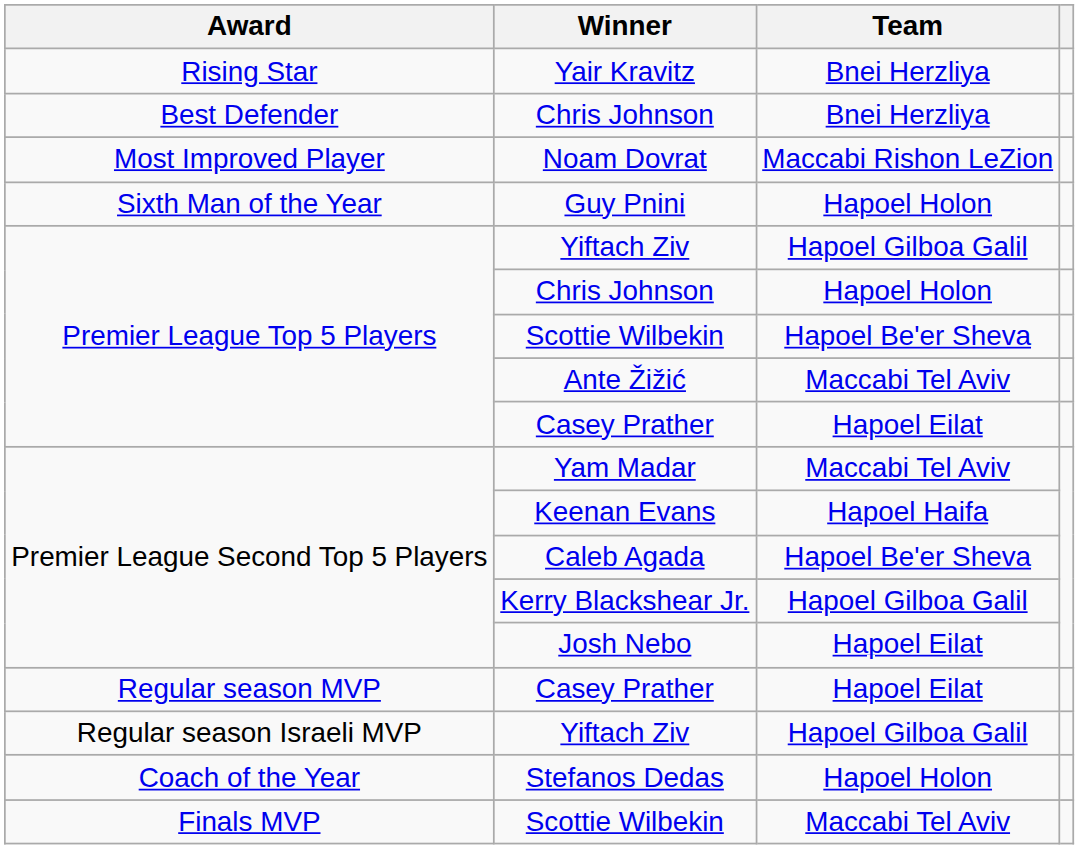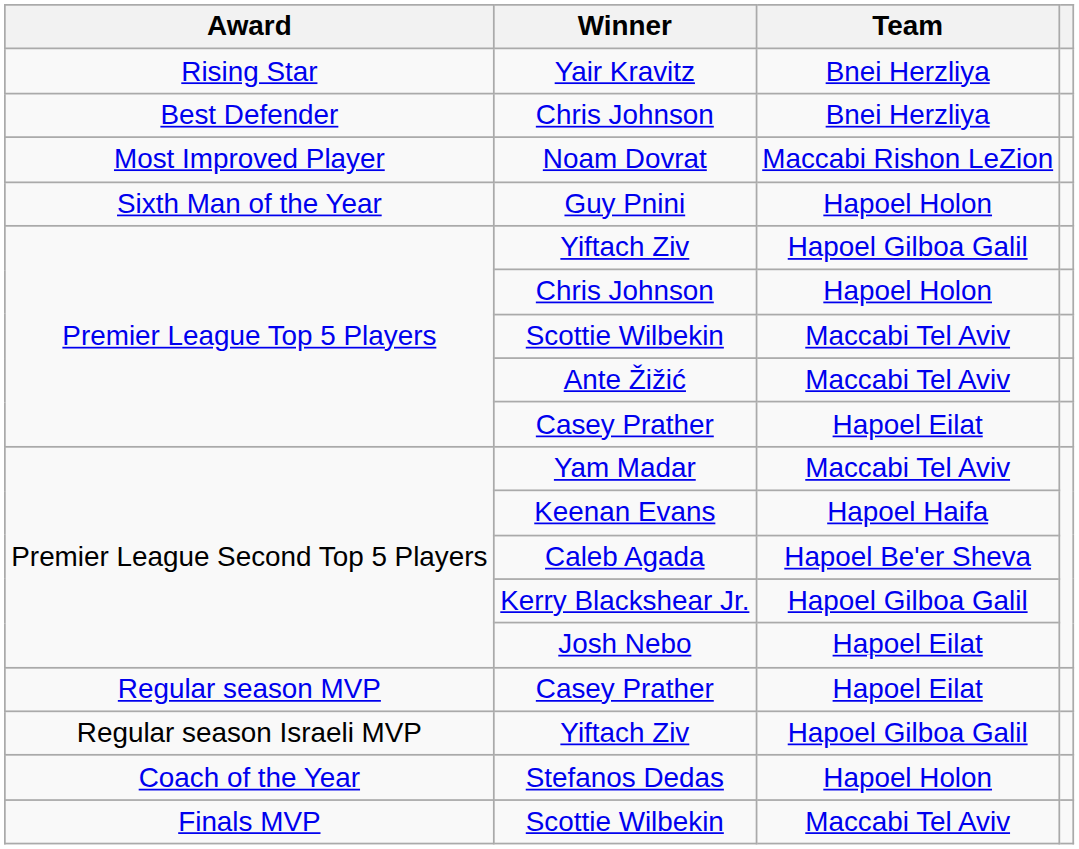(908, 335) Hapoel Be'er Sheva -> (908, 335) Maccabi Tel Aviv
